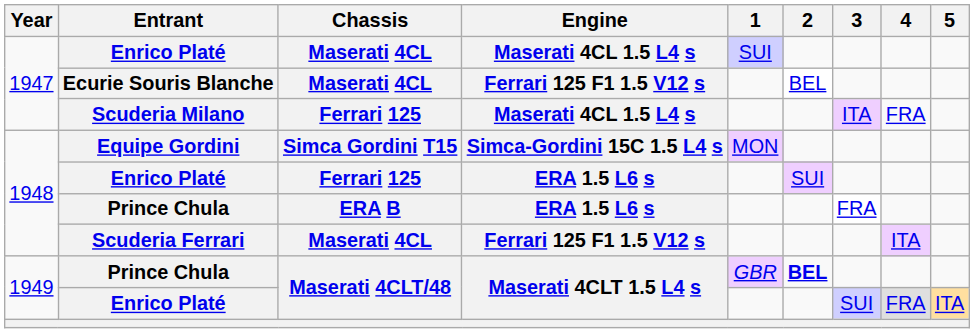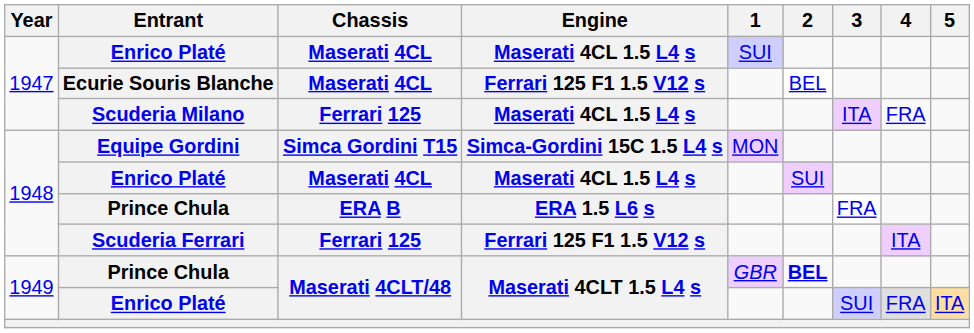(370, 178) Ferrari 125 -> (370, 178) Maserati 4CL
(595, 178) ERA 1.5 L6 s -> (595, 178) Maserati 4CL 1.5 L4 s
(370, 241) Maserati 4CL -> (370, 241) Ferrari 125
